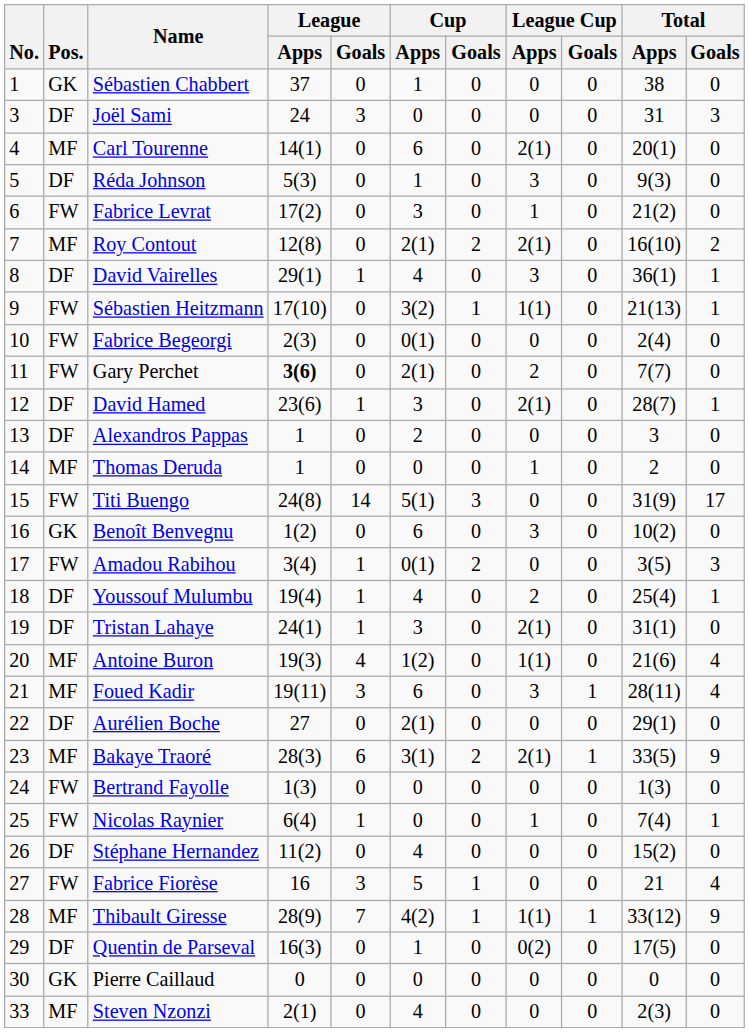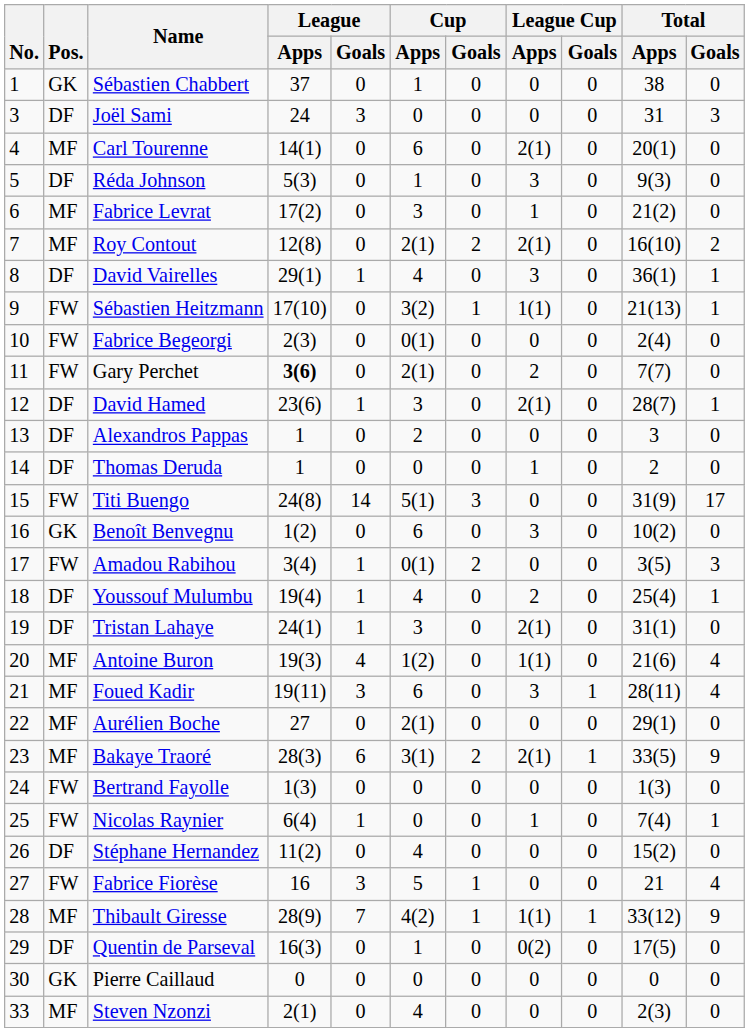(63, 212) FW -> (63, 212) MF
(63, 468) MF -> (61, 468) DF
(61, 723) DF -> (63, 723) MF
